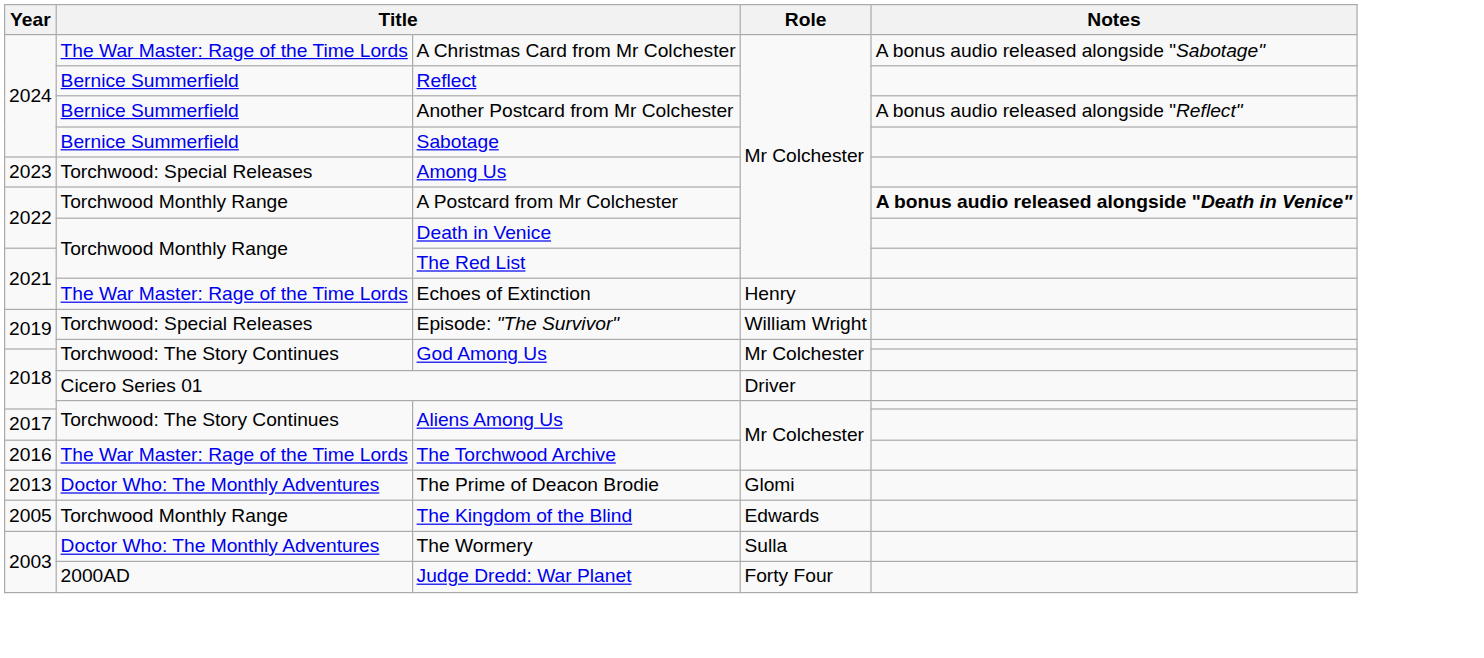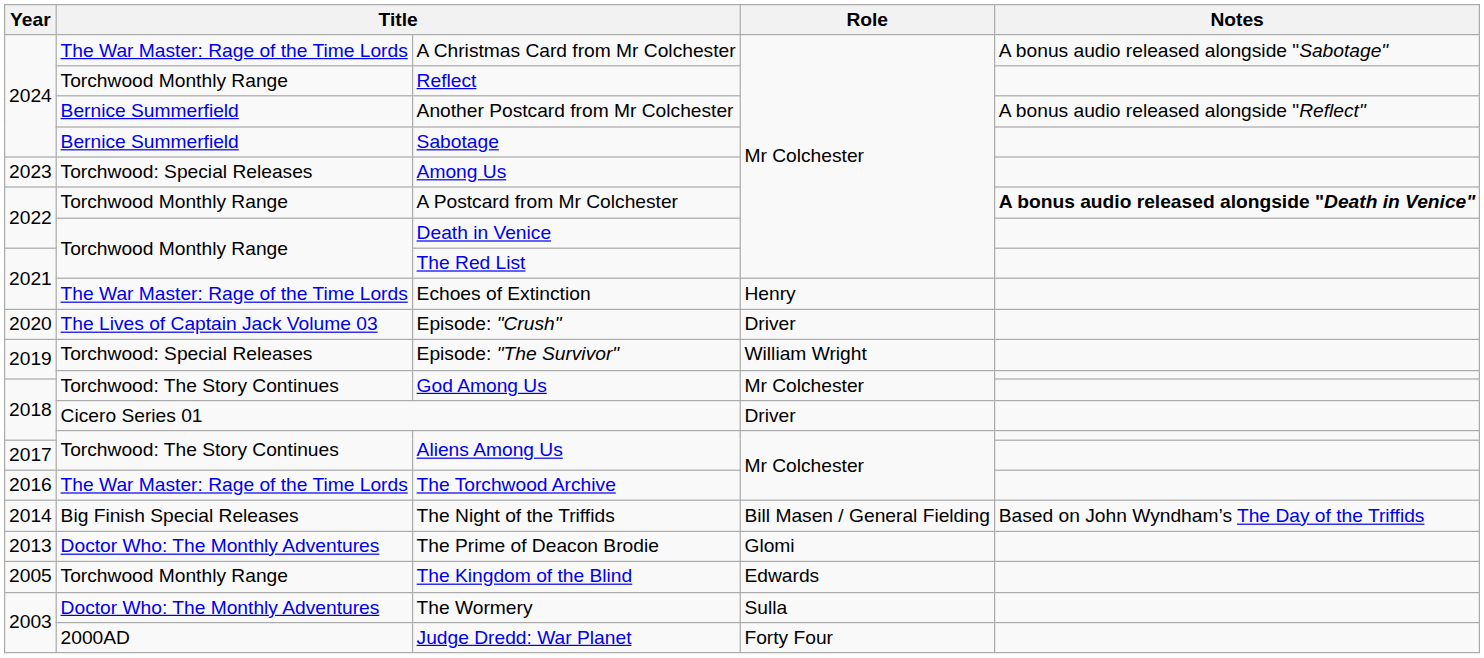(150, 80) Bernice Summerfield -> (174, 80) Torchwood Monthly Range
+ row: (30, 324)
+ row: (30, 515)
